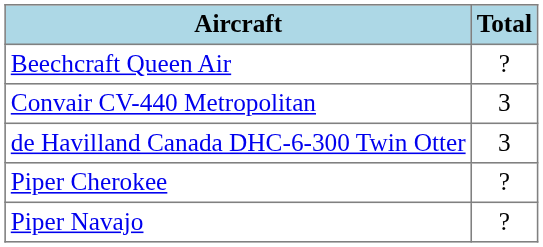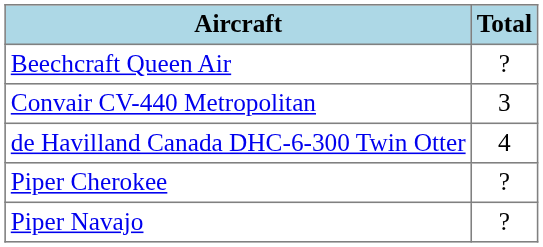(504, 142) 3 -> (504, 142) 4
